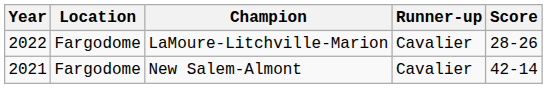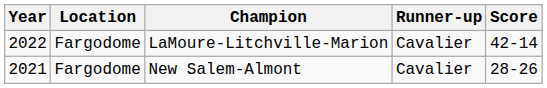(514, 44) 28-26 -> (514, 44) 42-14
(514, 70) 42-14 -> (514, 70) 28-26
